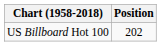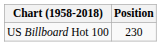(134, 31) 202 -> (134, 31) 230
